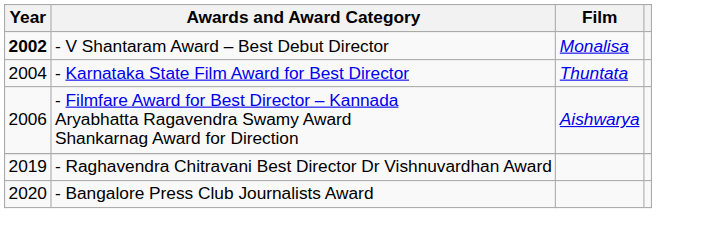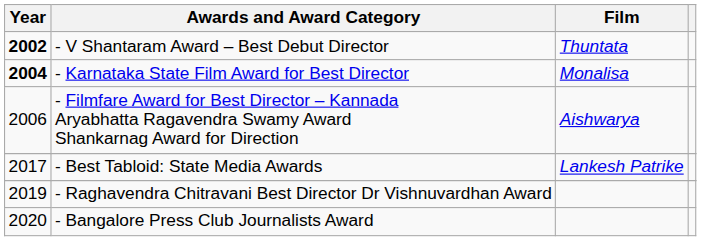(594, 45) Monalisa -> (594, 45) Thuntata
(28, 73) normal -> (28, 73) bold
(594, 73) Thuntata -> (594, 73) Monalisa
+ row: (189, 166)
